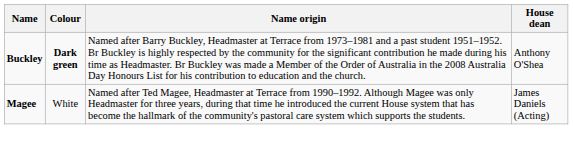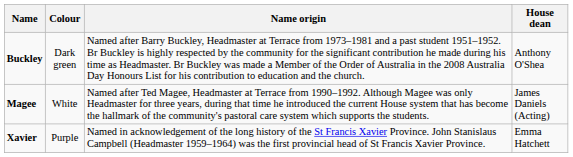(65, 58) bold -> (65, 58) normal
+ row: (22, 138)
